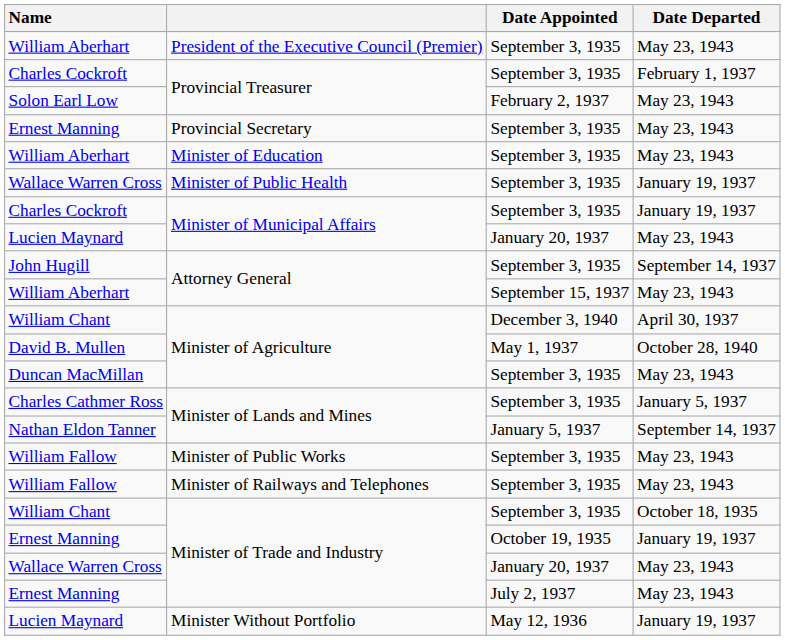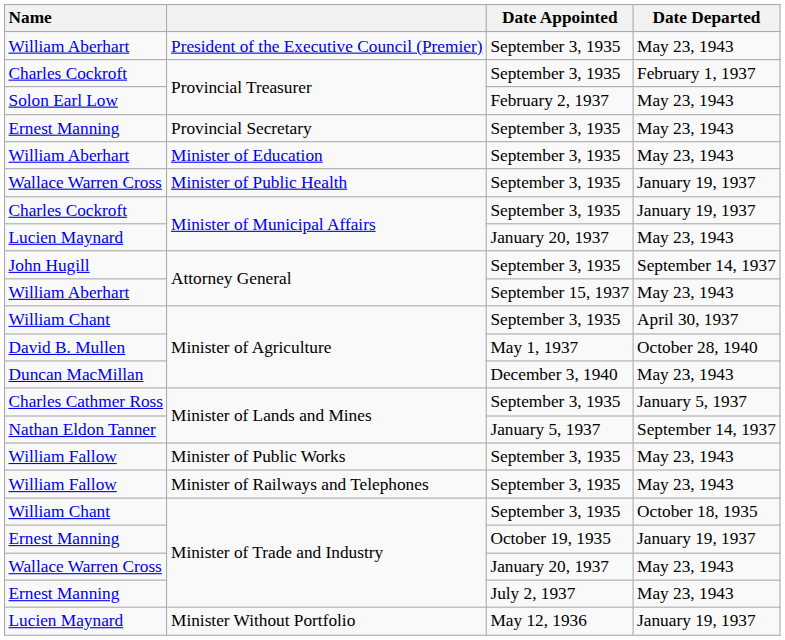(554, 319) December 3, 1940 -> (555, 319) September 3, 1935
(555, 374) September 3, 1935 -> (554, 374) December 3, 1940
